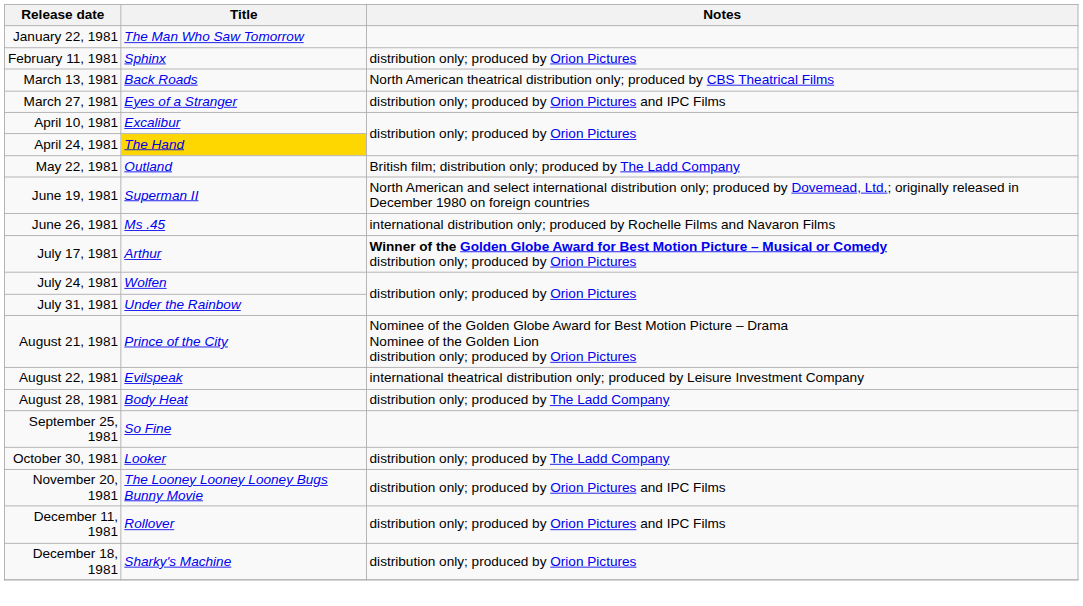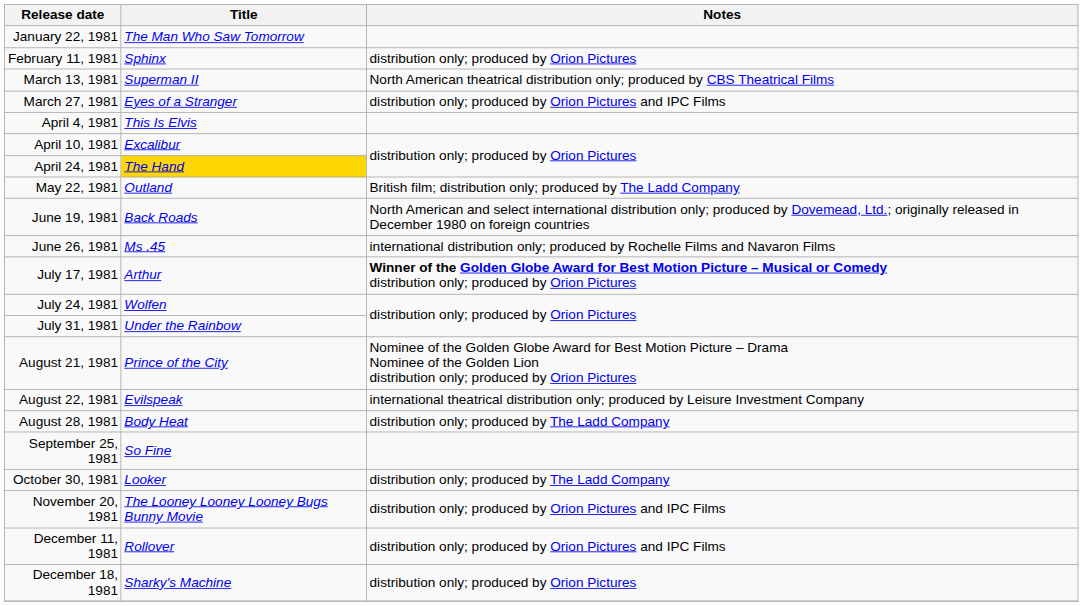(161, 79) Back Roads -> (161, 79) Superman II
+ row: (80, 123)
(161, 195) Superman II -> (161, 217) Back Roads
